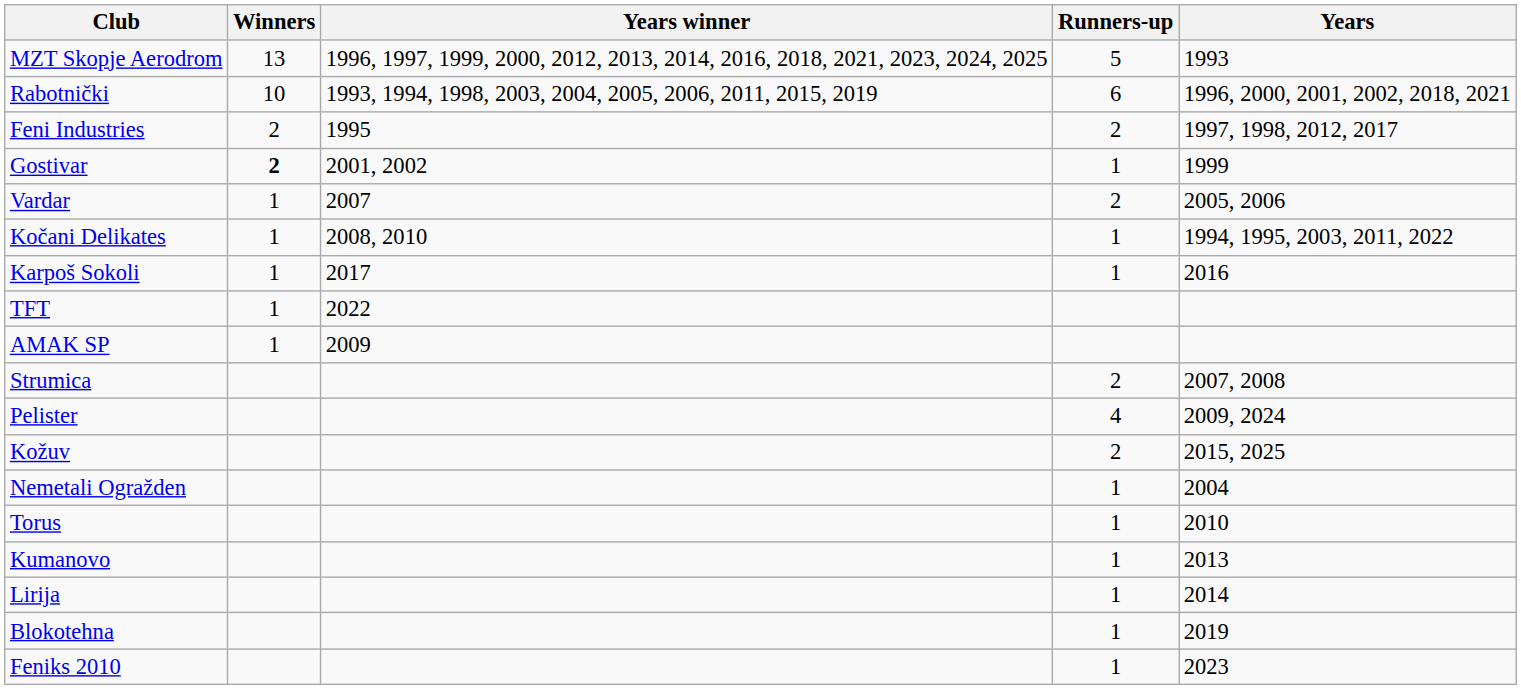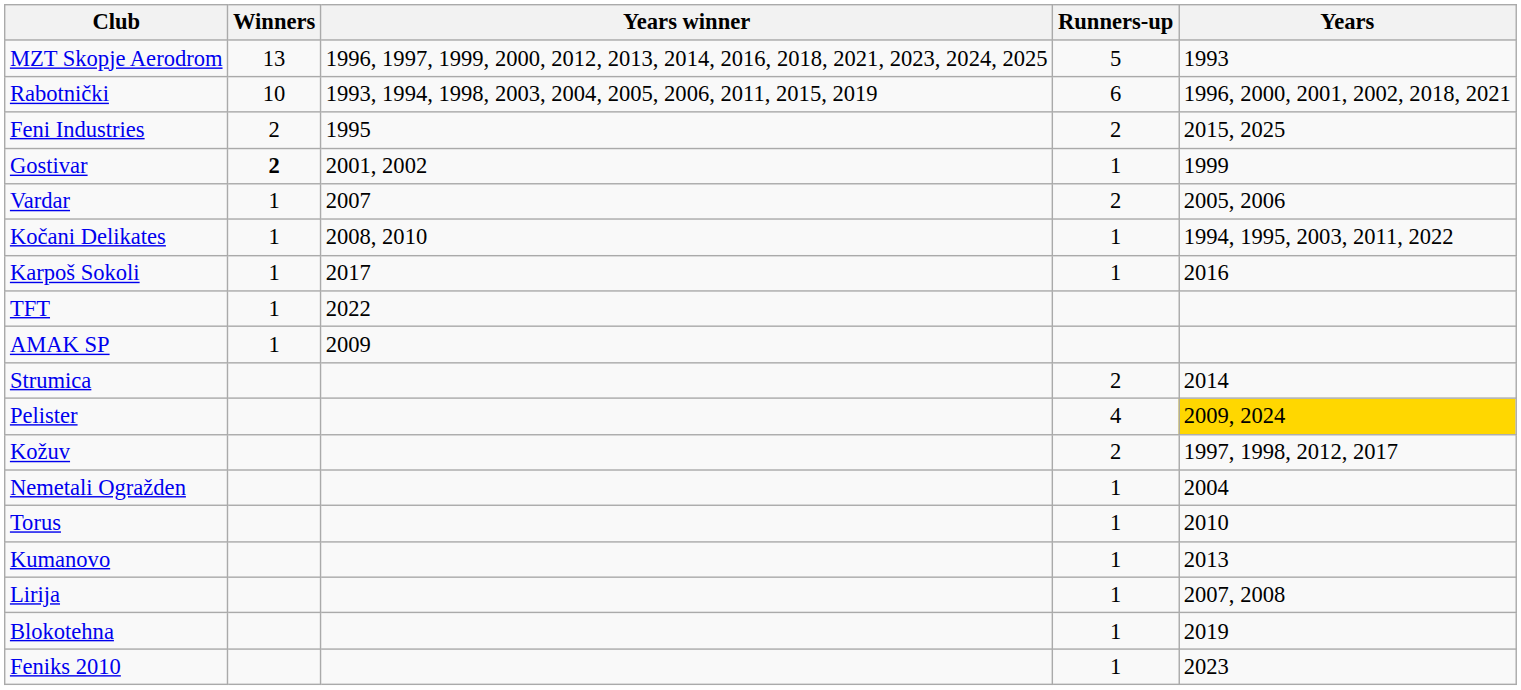(1291, 129) 1997, 1998, 2012, 2017 -> (1235, 129) 2015, 2025
(1235, 380) 2007, 2008 -> (1206, 380) 2014
(1235, 415) no background -> (1235, 415) gold background
(1235, 451) 2015, 2025 -> (1291, 451) 1997, 1998, 2012, 2017
(1206, 594) 2014 -> (1235, 594) 2007, 2008
